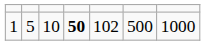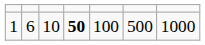(30, 26) 5 -> (30, 26) 6
(106, 26) 102 -> (106, 26) 100
